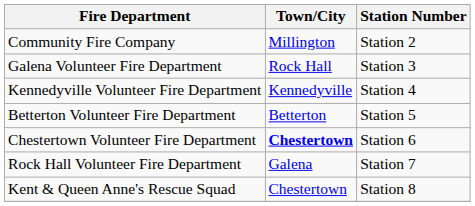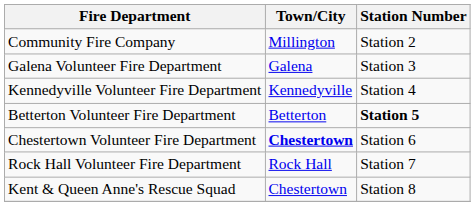(300, 66) Rock Hall -> (290, 66) Galena
(388, 115) normal -> (390, 115) bold
(290, 164) Galena -> (300, 164) Rock Hall
